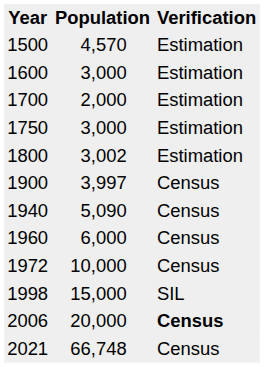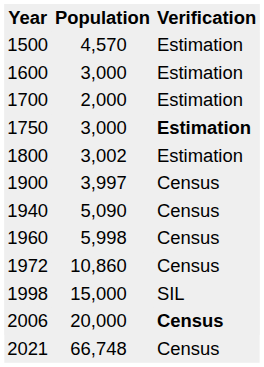(200, 128) normal -> (204, 128) bold
(91, 238) 6,000 -> (91, 238) 5,998
(91, 266) 10,000 -> (91, 266) 10,860
